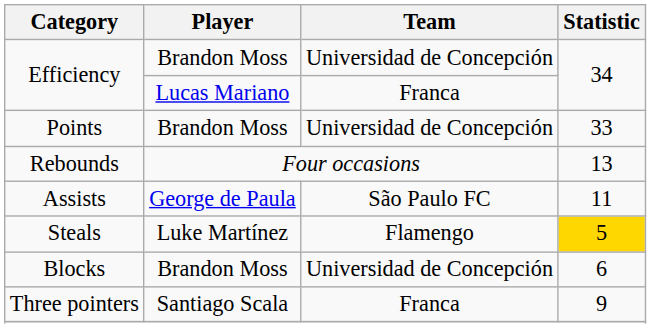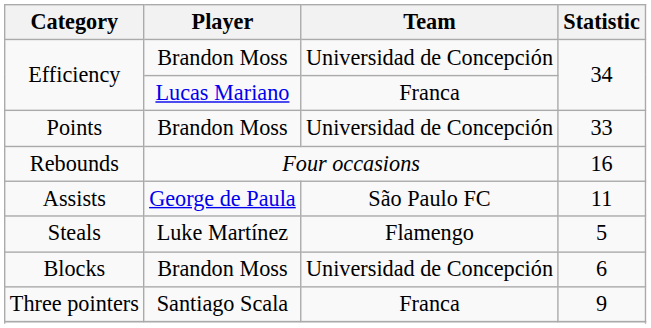(602, 163) 13 -> (602, 163) 16
(602, 233) gold background -> (602, 233) no background
